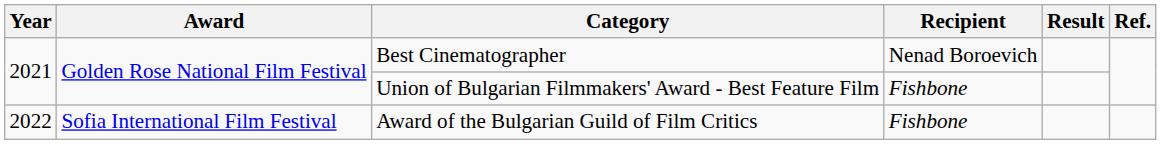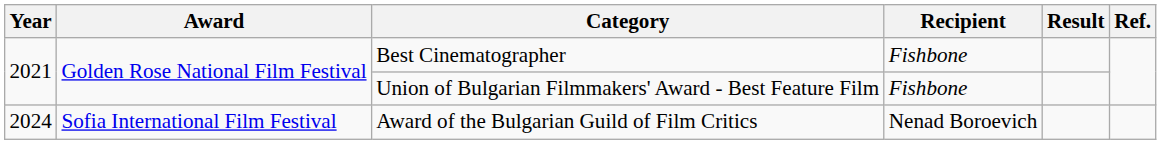(963, 54) Nenad Boroevich -> (928, 54) Fishbone
(31, 121) 2022 -> (31, 121) 2024
(928, 121) Fishbone -> (963, 121) Nenad Boroevich
